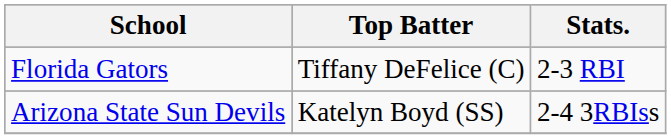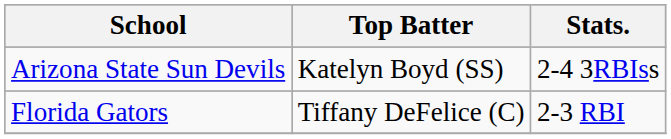rows swapped: (148, 111) <-> (90, 68)
